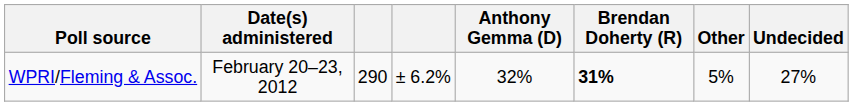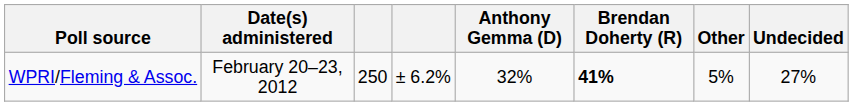(373, 76) 290 -> (373, 76) 250
(596, 76) 31% -> (596, 76) 41%
